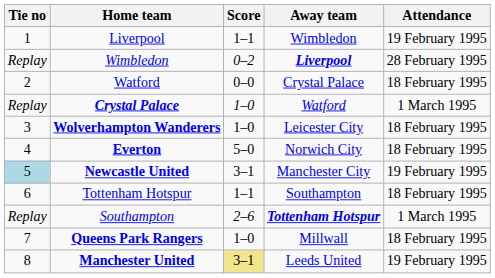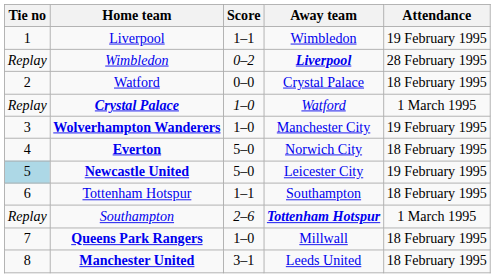(324, 127) Leicester City -> (324, 127) Manchester City
(437, 127) 18 February 1995 -> (437, 127) 19 February 1995
(244, 171) 3–1 -> (244, 171) 5–0
(324, 171) Manchester City -> (324, 171) Leicester City
(244, 261) khaki background -> (244, 261) no background
(437, 261) 19 February 1995 -> (437, 261) 18 February 1995
